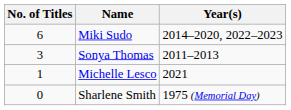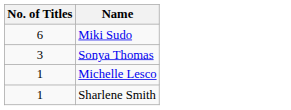- column: (222, 14)
(40, 94) 0 -> (40, 94) 1
